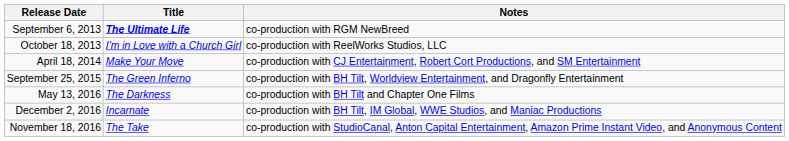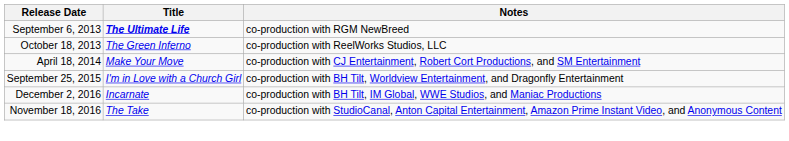(174, 45) I'm in Love with a Church Girl -> (148, 45) The Green Inferno
(148, 78) The Green Inferno -> (174, 78) I'm in Love with a Church Girl
- row: (69, 95)
